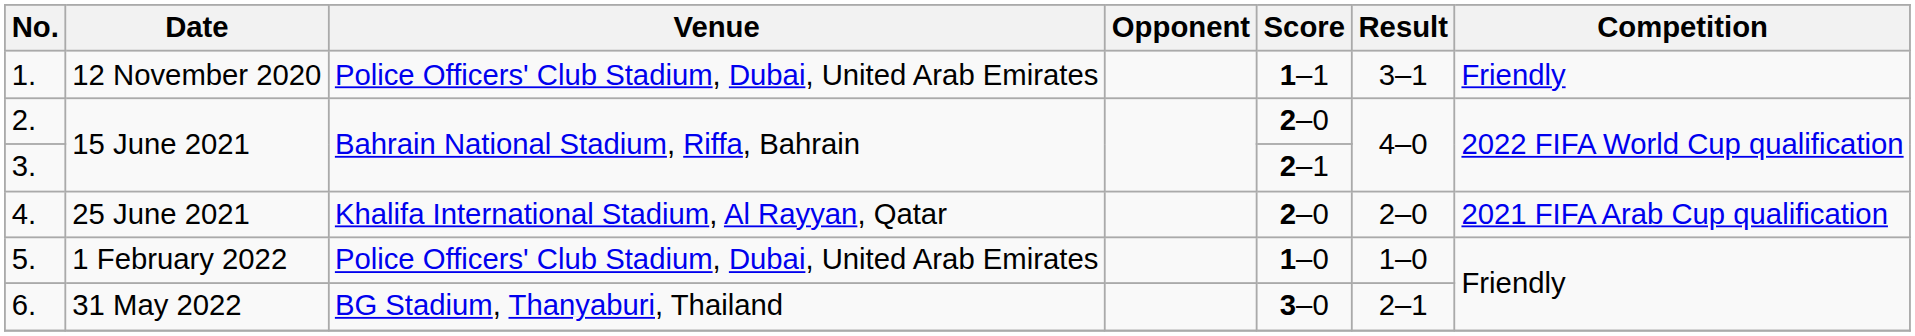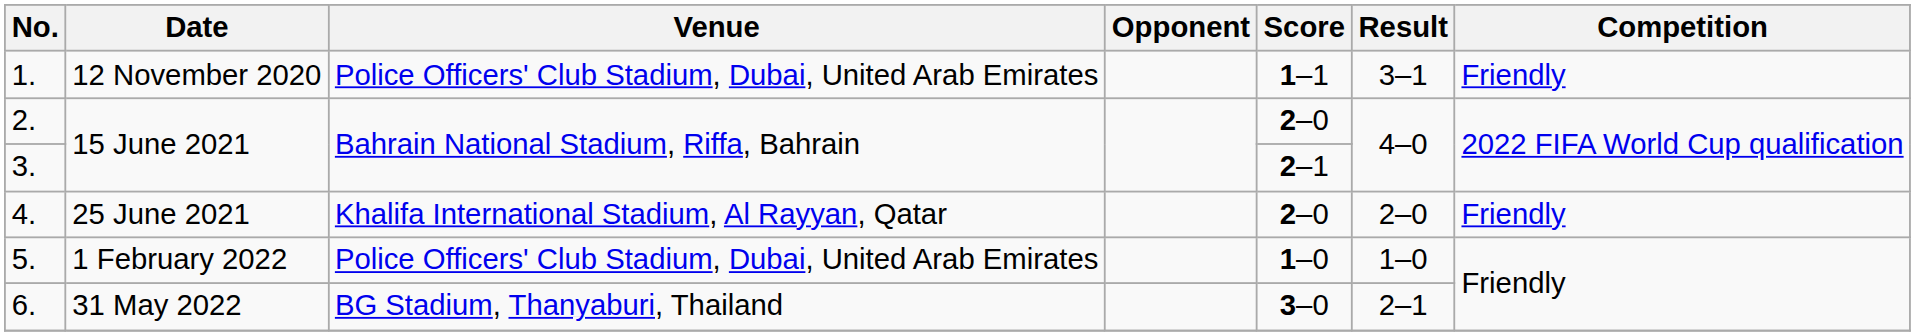(1675, 213) 2021 FIFA Arab Cup qualification -> (1514, 213) Friendly
